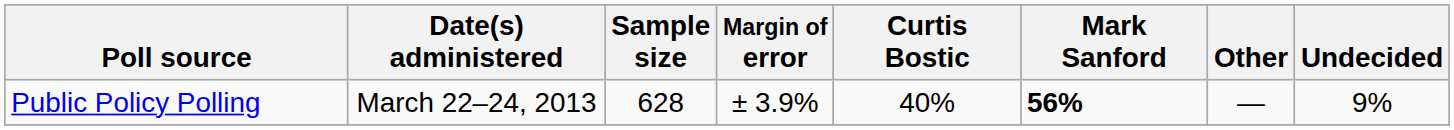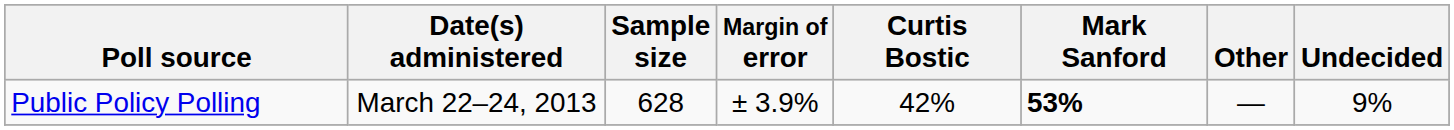(927, 102) 40% -> (927, 102) 42%
(1055, 102) 56% -> (1055, 102) 53%
